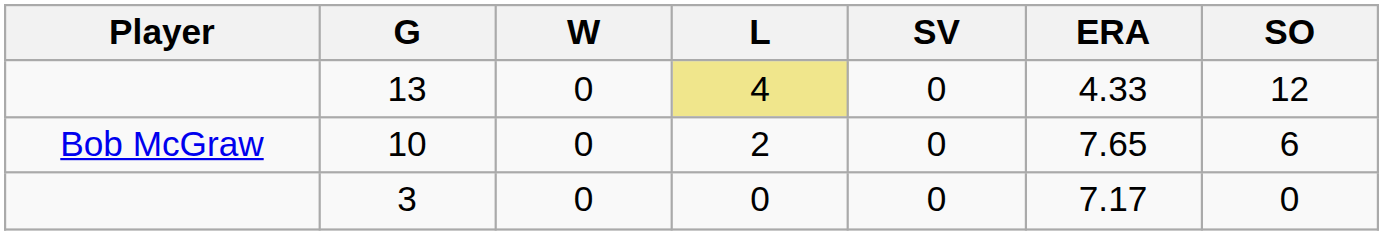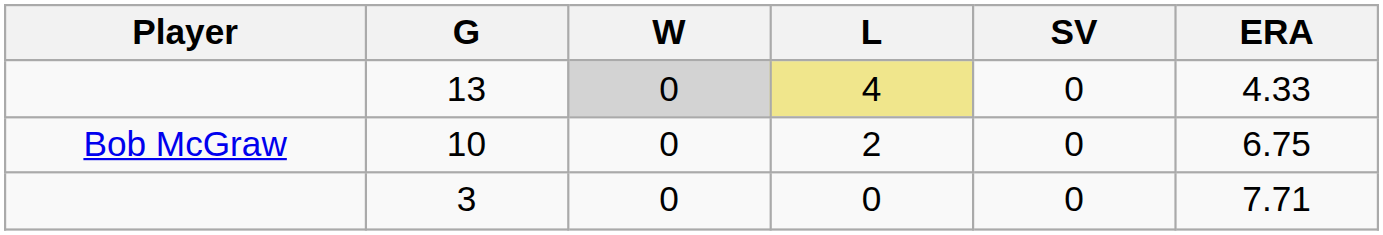- column: (1290, 32)
(584, 88) no background -> (669, 88) lightgrey background
(1113, 144) 7.65 -> (1277, 144) 6.75
(1113, 199) 7.17 -> (1277, 199) 7.71
